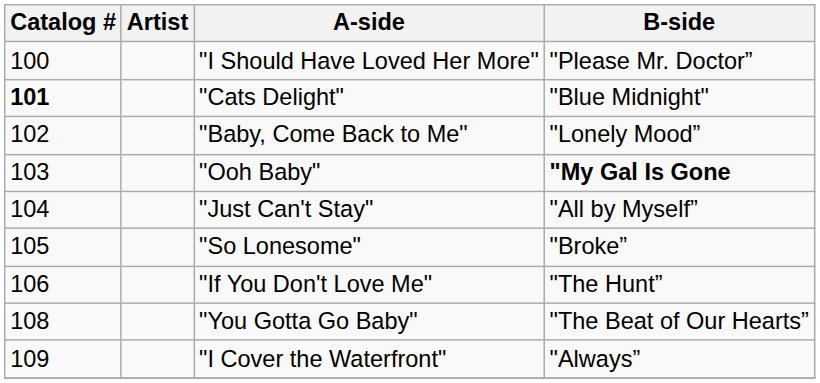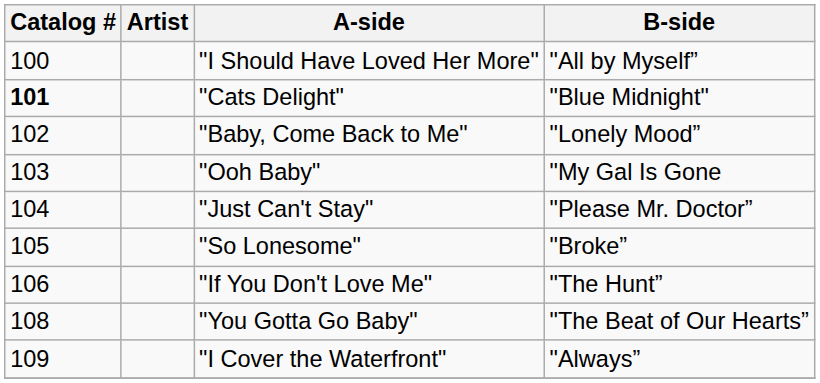(651, 60) "Please Mr. Doctor” -> (624, 60) "All by Myself”
(640, 172) bold -> (635, 172) normal
(624, 209) "All by Myself” -> (651, 209) "Please Mr. Doctor”
